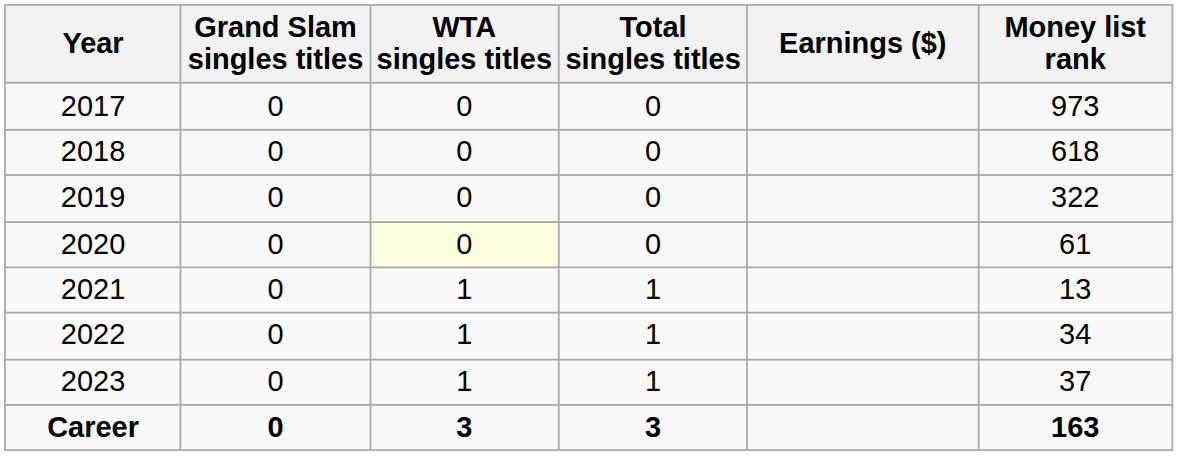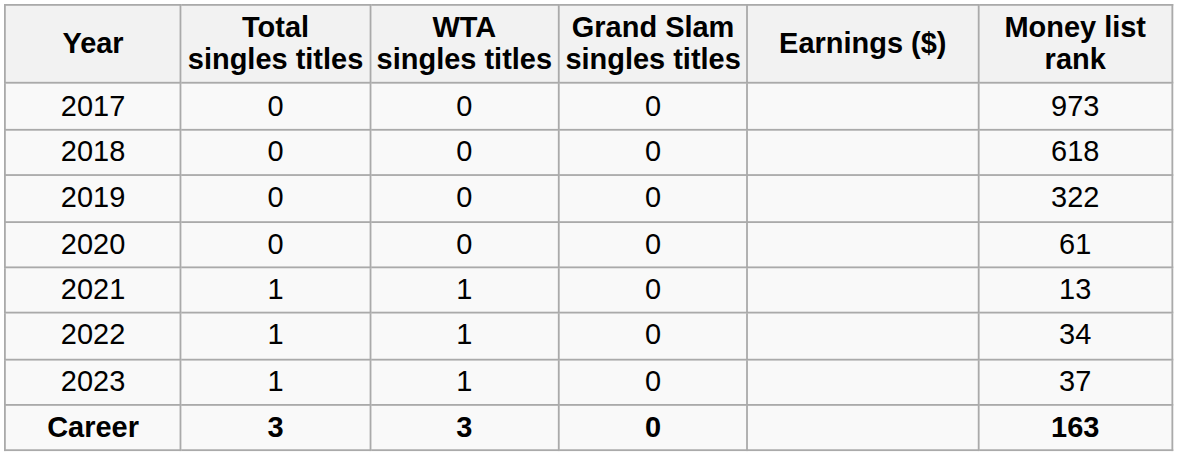columns swapped: (276, 43) <-> (653, 43)
(464, 243) lightyellow background -> (464, 243) no background
